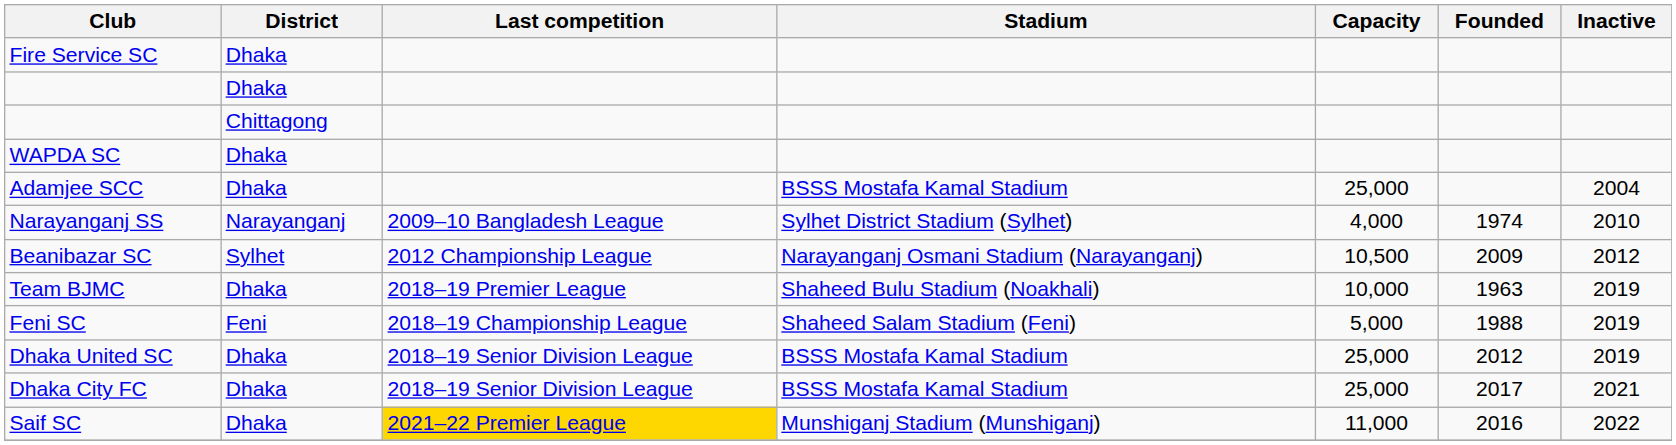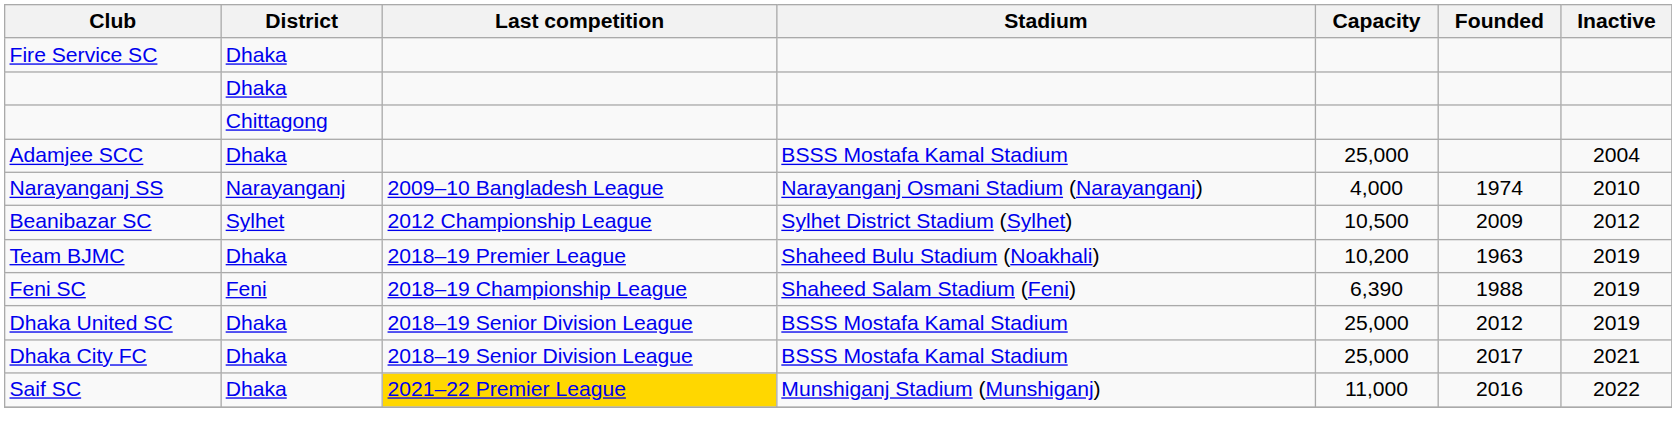- row: (65, 155)
(927, 222) Sylhet District Stadium (Sylhet) -> (992, 188) Narayanganj Osmani Stadium (Narayanganj)
(992, 255) Narayanganj Osmani Stadium (Narayanganj) -> (927, 222) Sylhet District Stadium (Sylhet)
(1377, 289) 10,000 -> (1377, 255) 10,200
(1377, 322) 5,000 -> (1377, 289) 6,390
